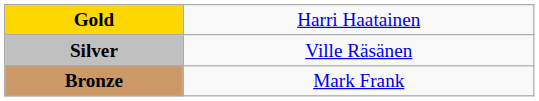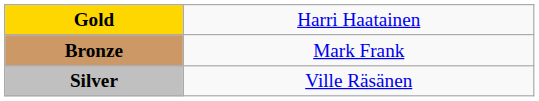rows swapped: (94, 50) <-> (94, 80)
